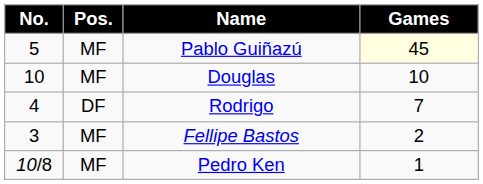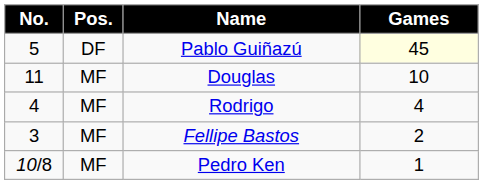(93, 48) MF -> (93, 48) DF
(34, 77) 10 -> (34, 77) 11
(93, 106) DF -> (93, 106) MF
(419, 106) 7 -> (419, 106) 4
